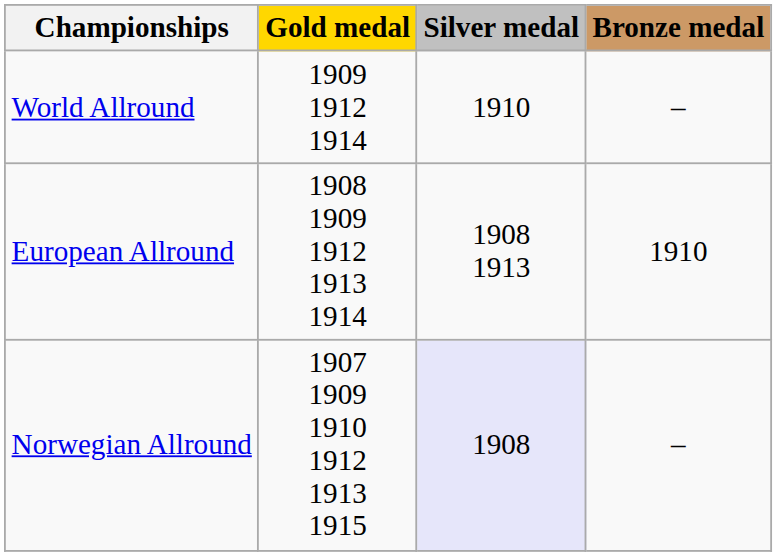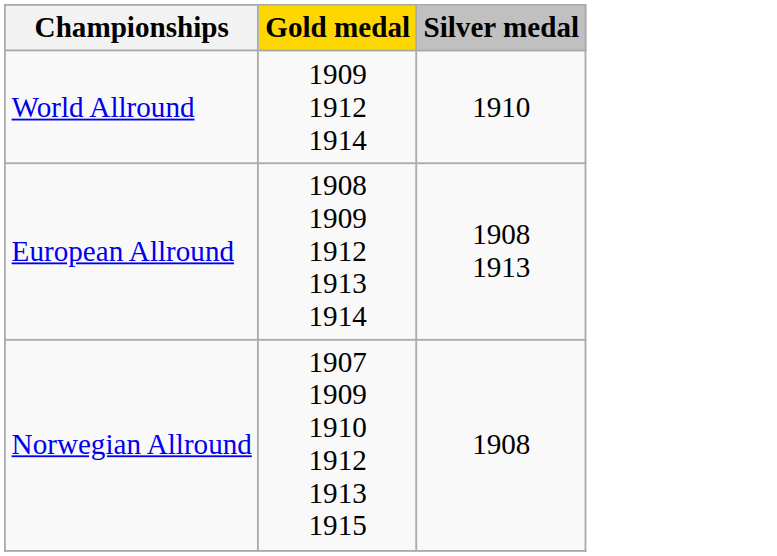- column: (678, 27)
(501, 444) lavender background -> (501, 444) no background
